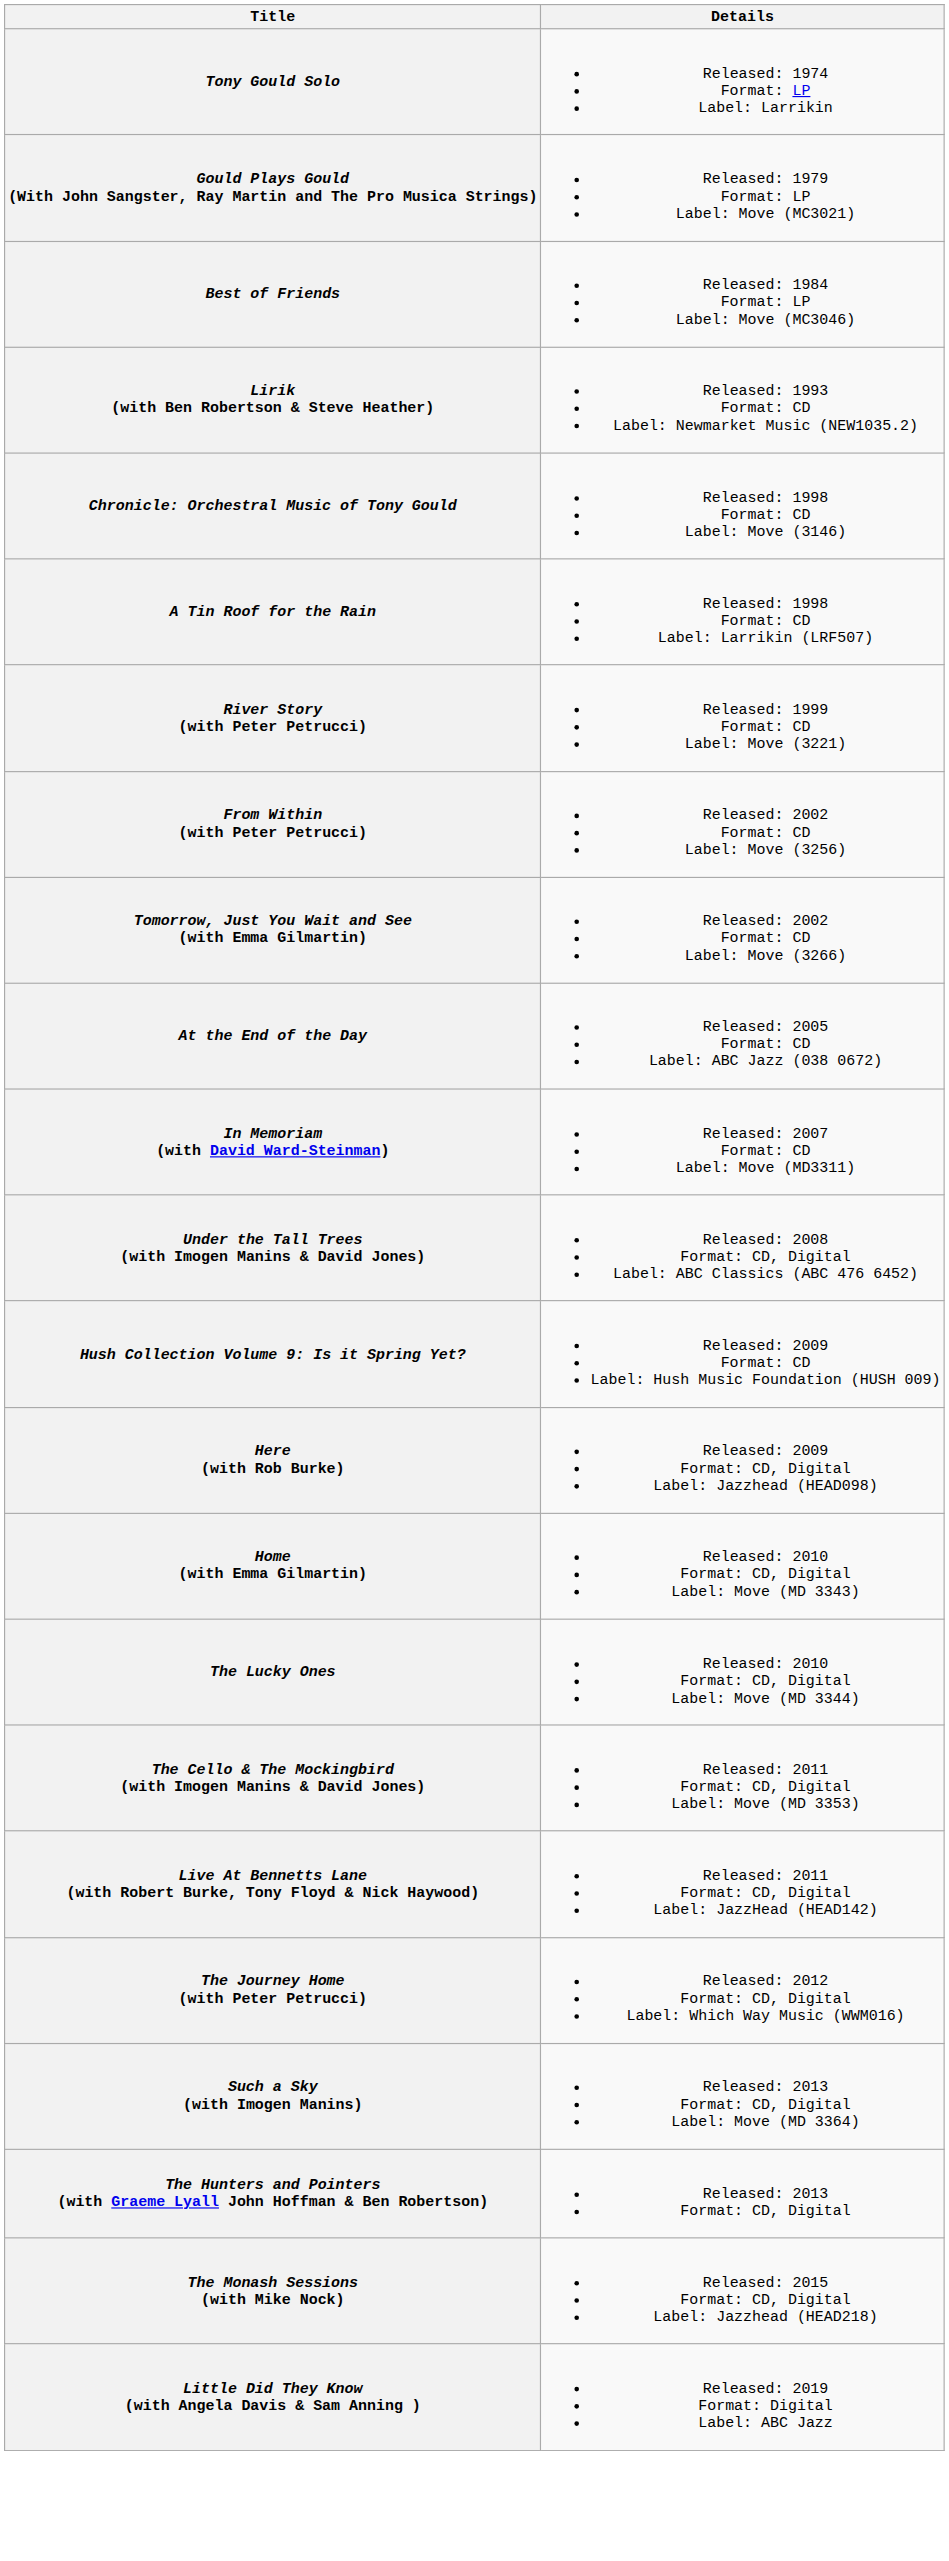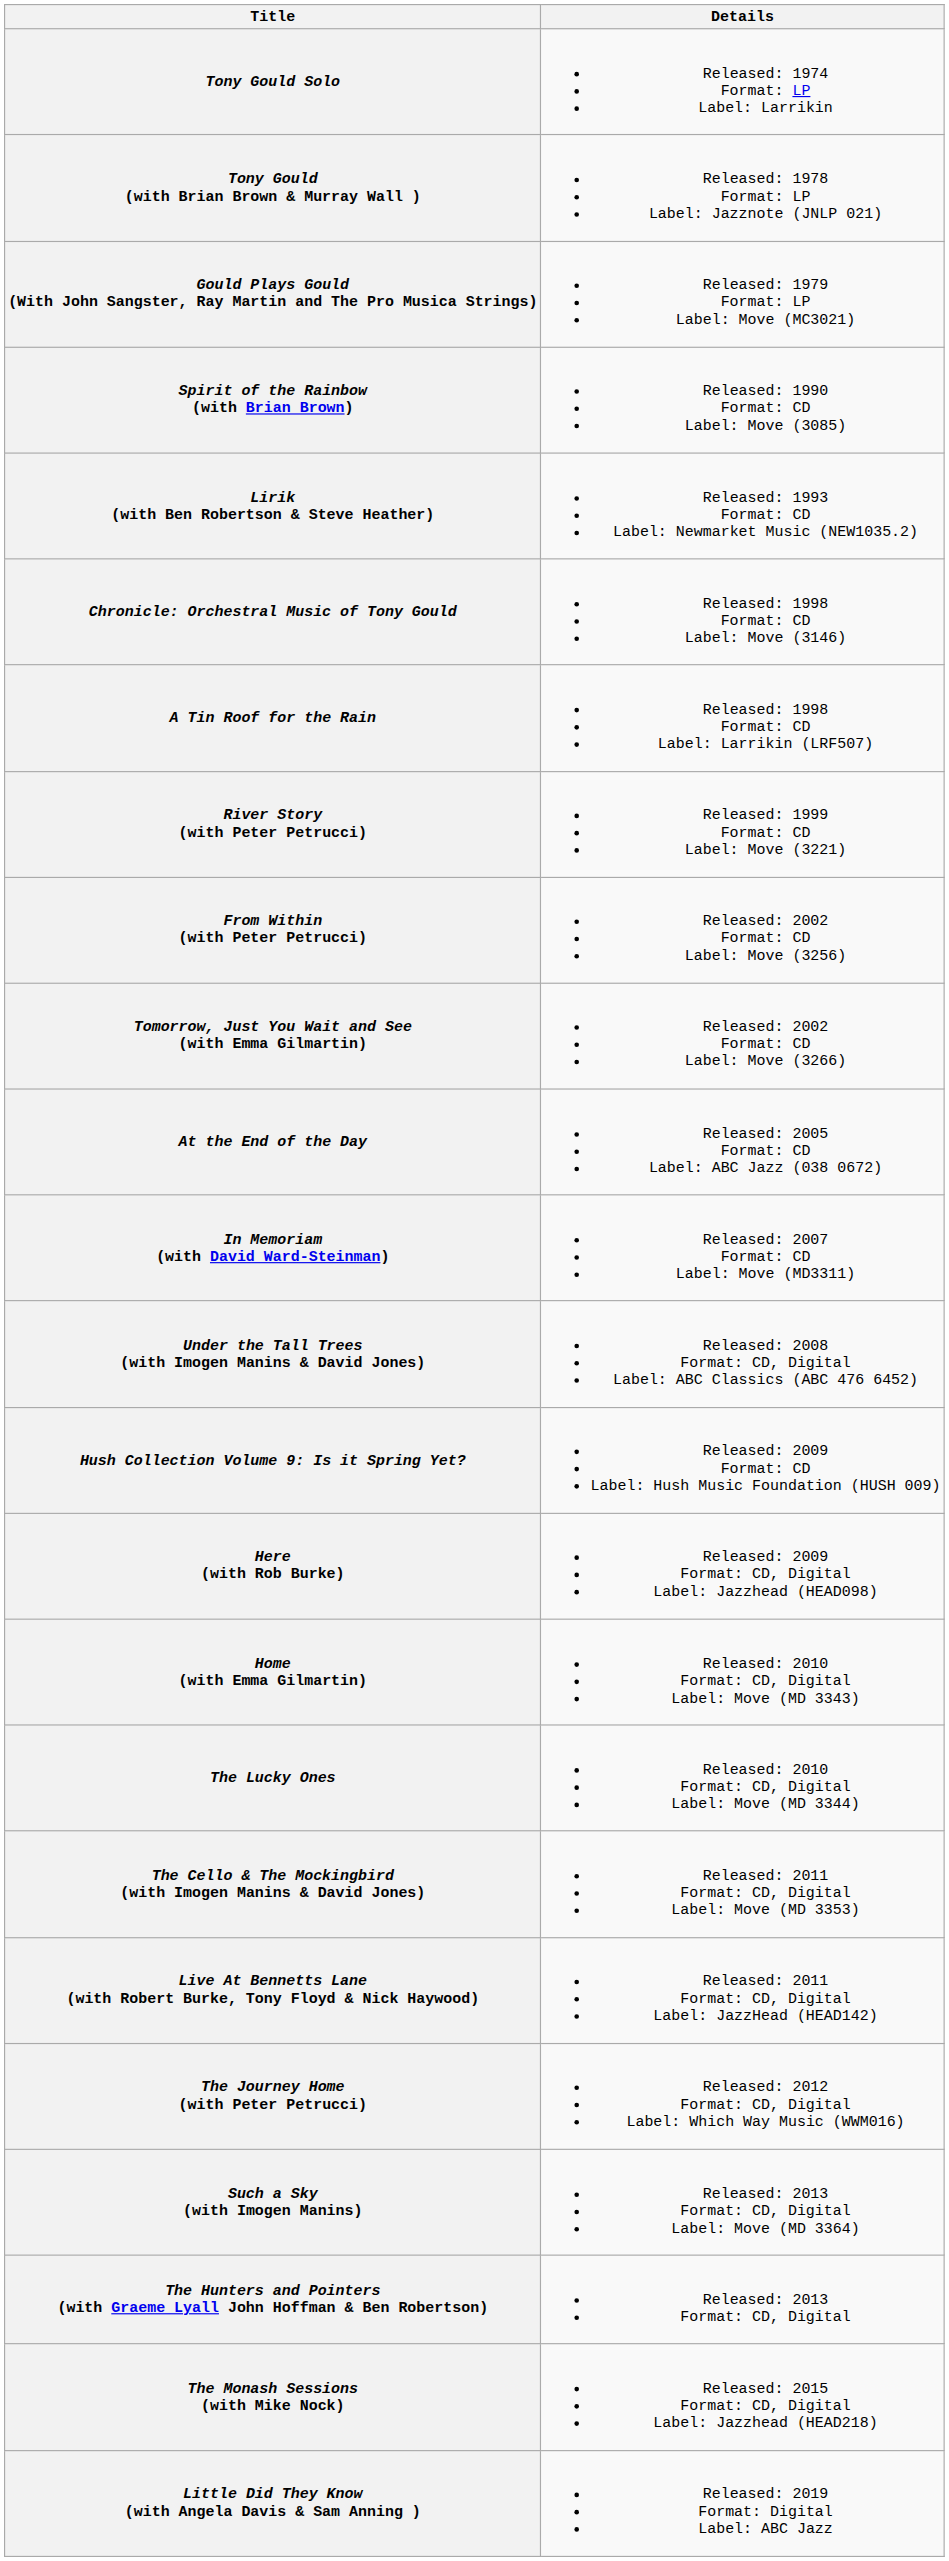+ row: (273, 188)
- row: (273, 294)
+ row: (273, 400)
